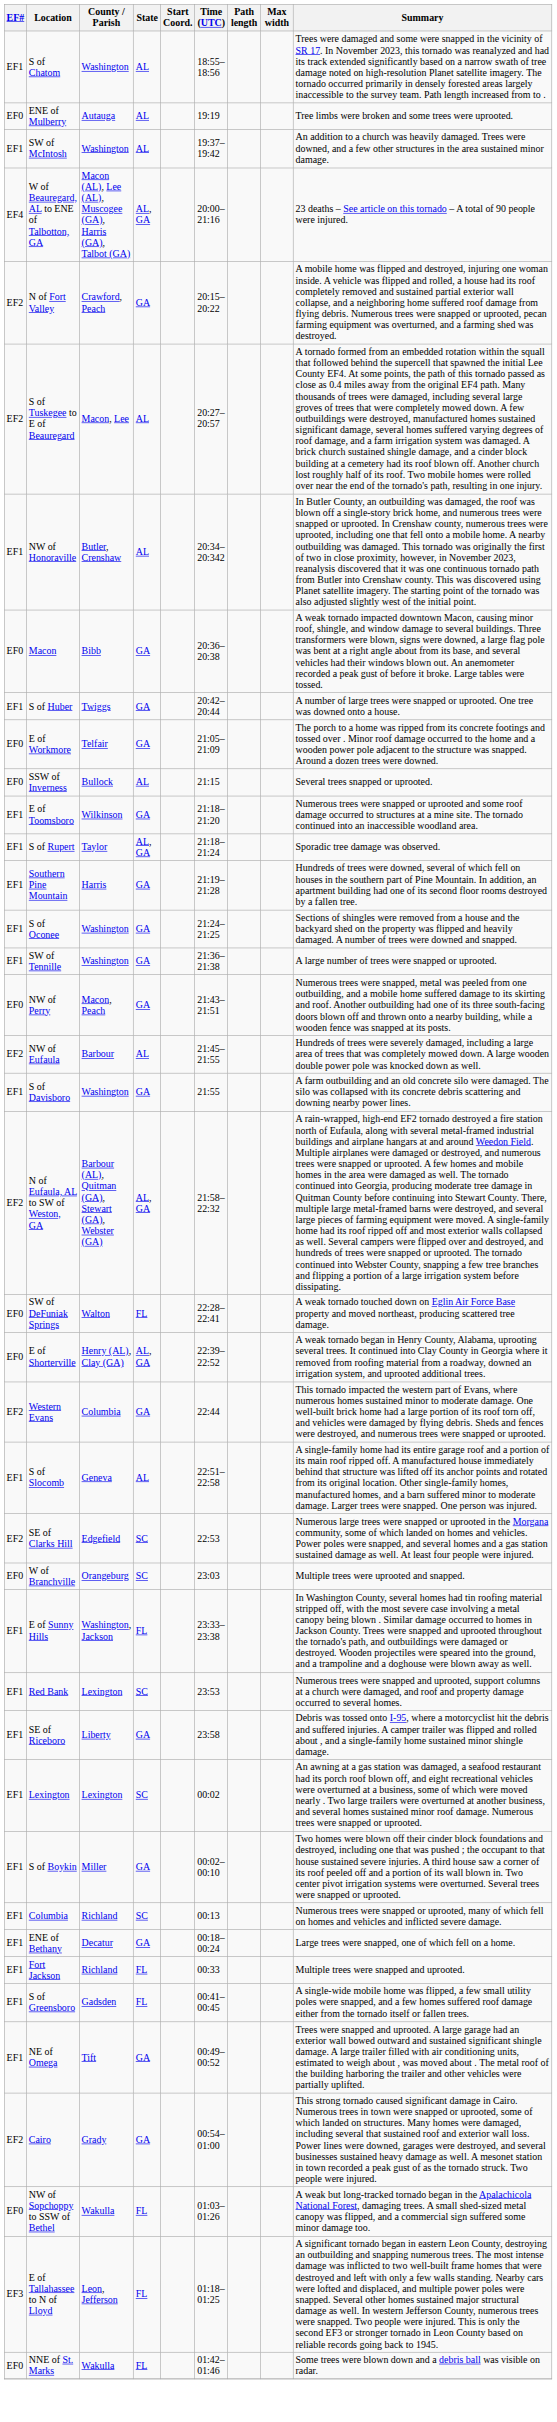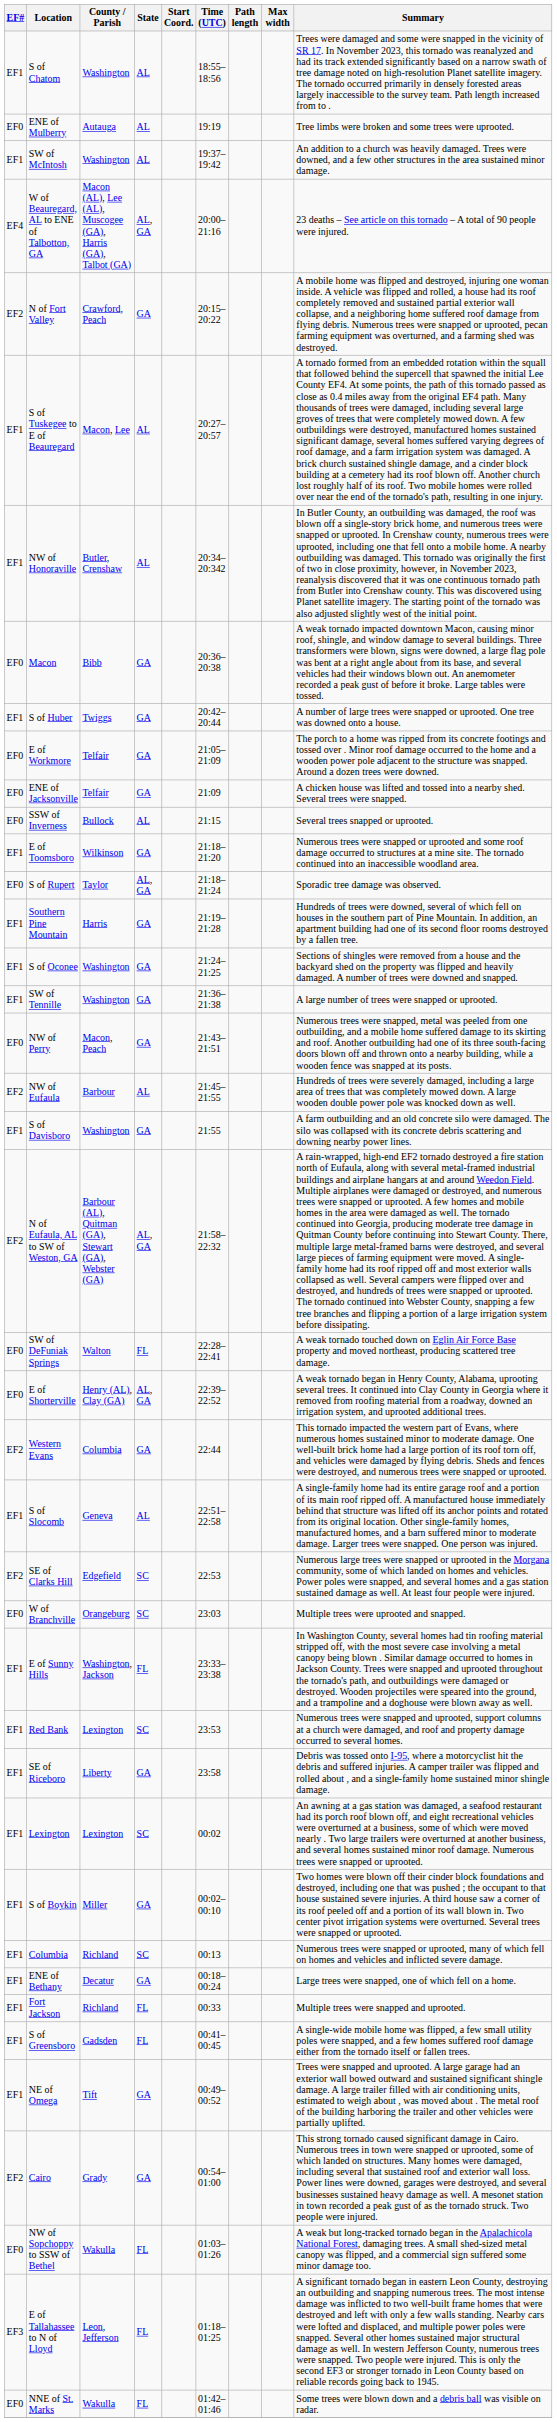(15, 419) EF2 -> (15, 430) EF1
+ row: (53, 793)
(15, 847) EF1 -> (15, 885) EF0
